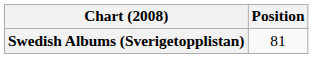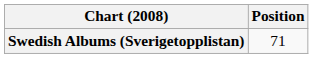(278, 41) 81 -> (278, 41) 71
